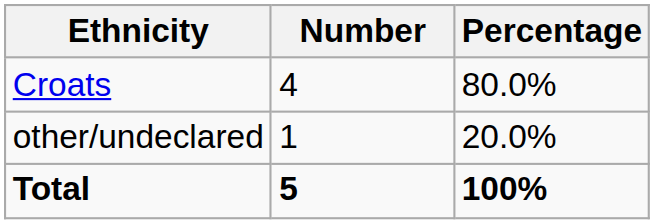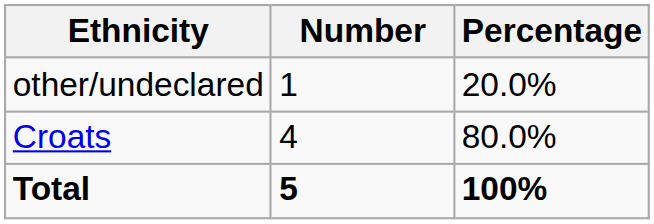rows swapped: (62, 84) <-> (138, 137)
